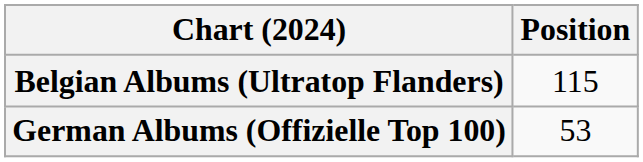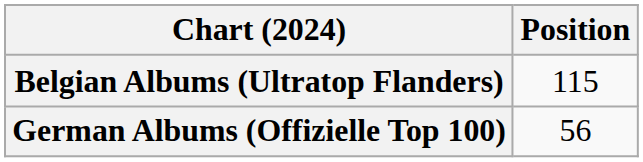(575, 130) 53 -> (575, 130) 56
